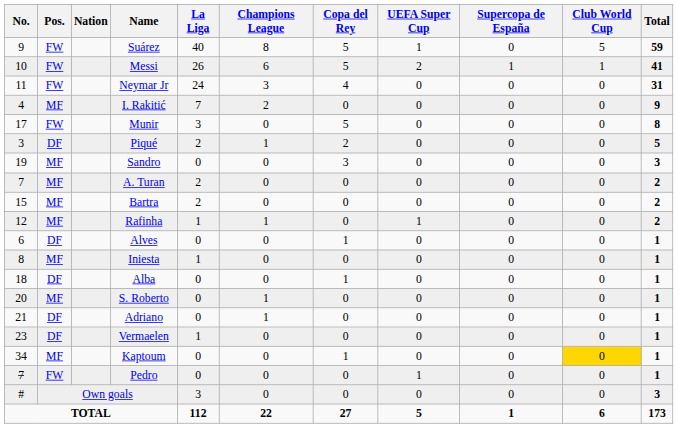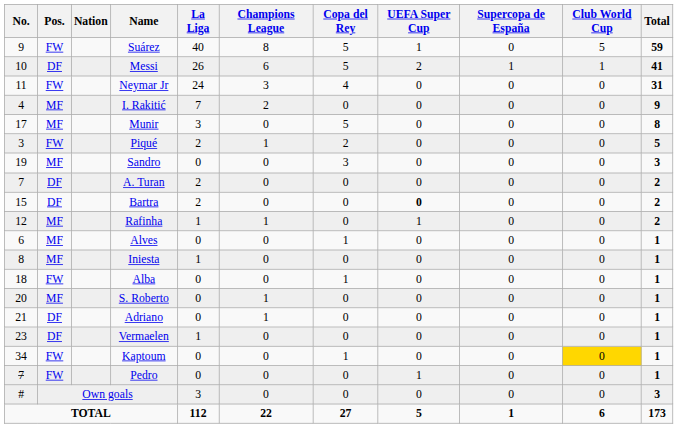(54, 66) FW -> (55, 66) DF
(54, 124) FW -> (55, 124) MF
(55, 143) DF -> (54, 143) FW
(55, 182) MF -> (55, 182) DF
(55, 201) MF -> (55, 201) DF
(419, 201) normal -> (419, 201) bold
(55, 240) DF -> (55, 240) MF
(55, 279) DF -> (54, 279) FW
(55, 356) MF -> (54, 356) FW
